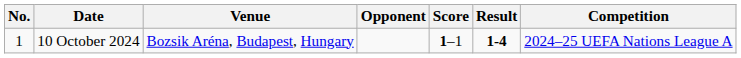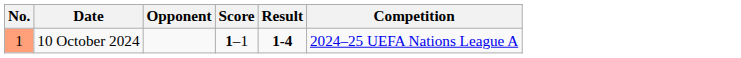- column: (250, 16)
(19, 40) no background -> (19, 40) lightsalmon background
